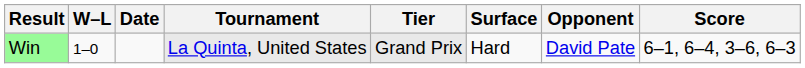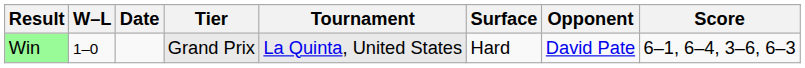columns swapped: (267, 18) <-> (419, 18)
